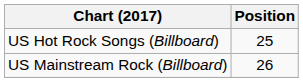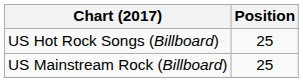(265, 65) 26 -> (265, 65) 25
